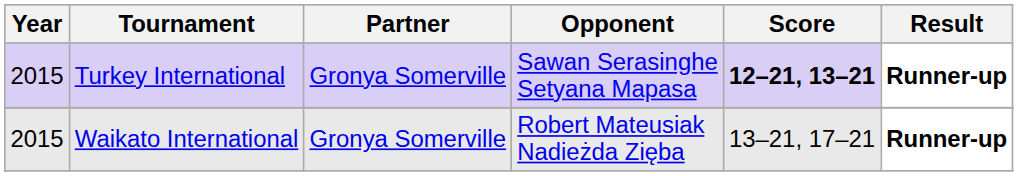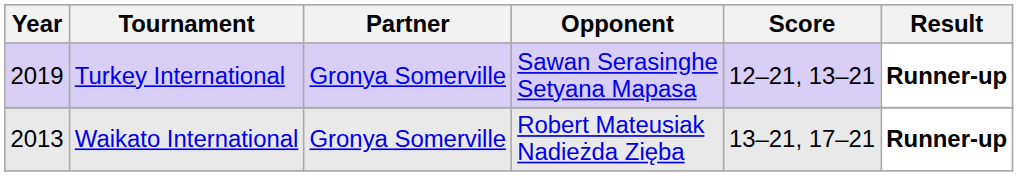(37, 75) 2015 -> (37, 75) 2019
(802, 75) bold -> (802, 75) normal
(37, 139) 2015 -> (37, 139) 2013
